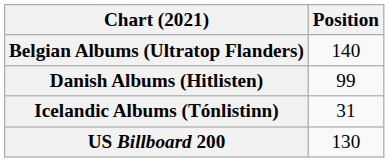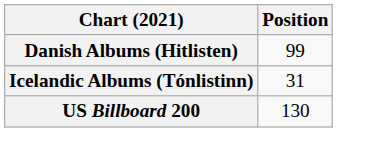- row: (157, 50)
